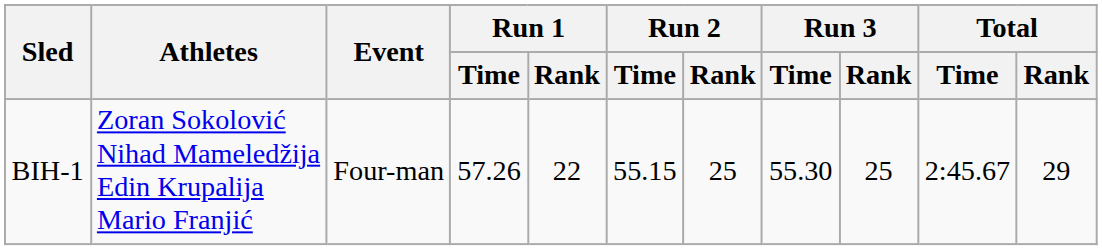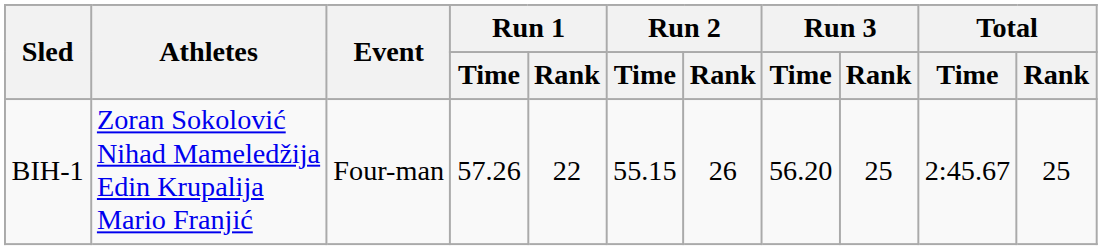(723, 171) 25 -> (723, 171) 26
(801, 171) 55.30 -> (801, 171) 56.20
(1056, 171) 29 -> (1056, 171) 25
